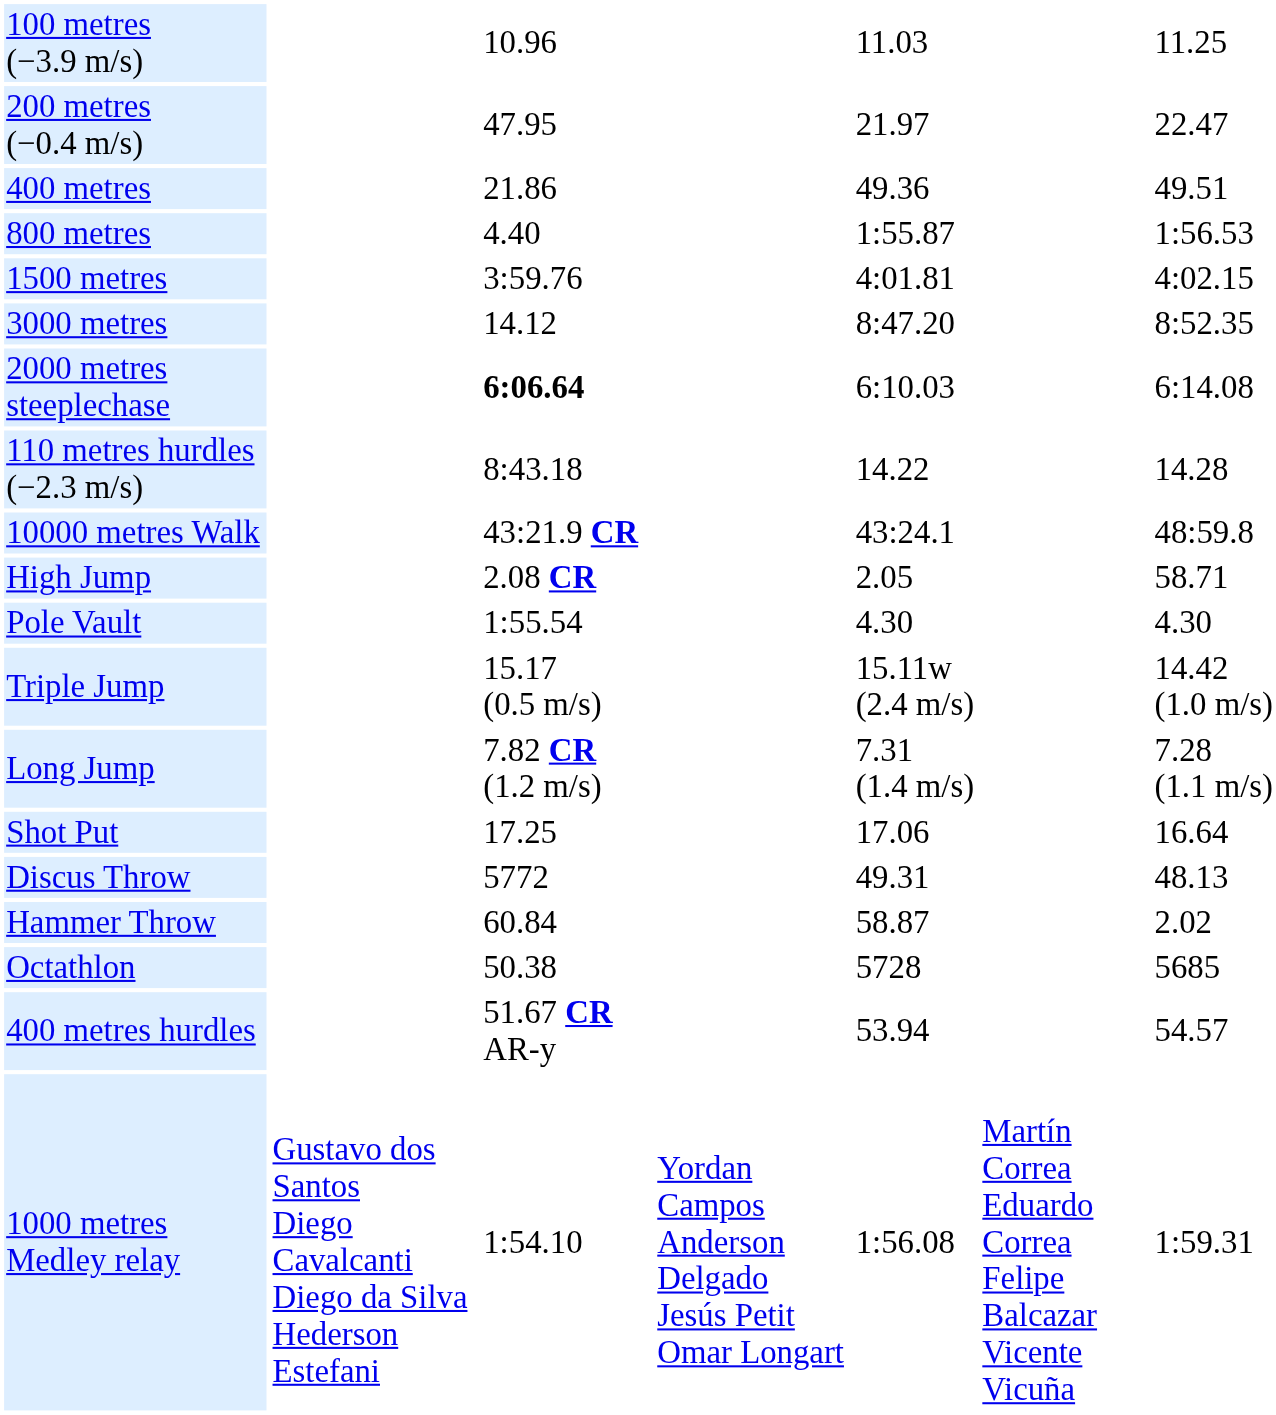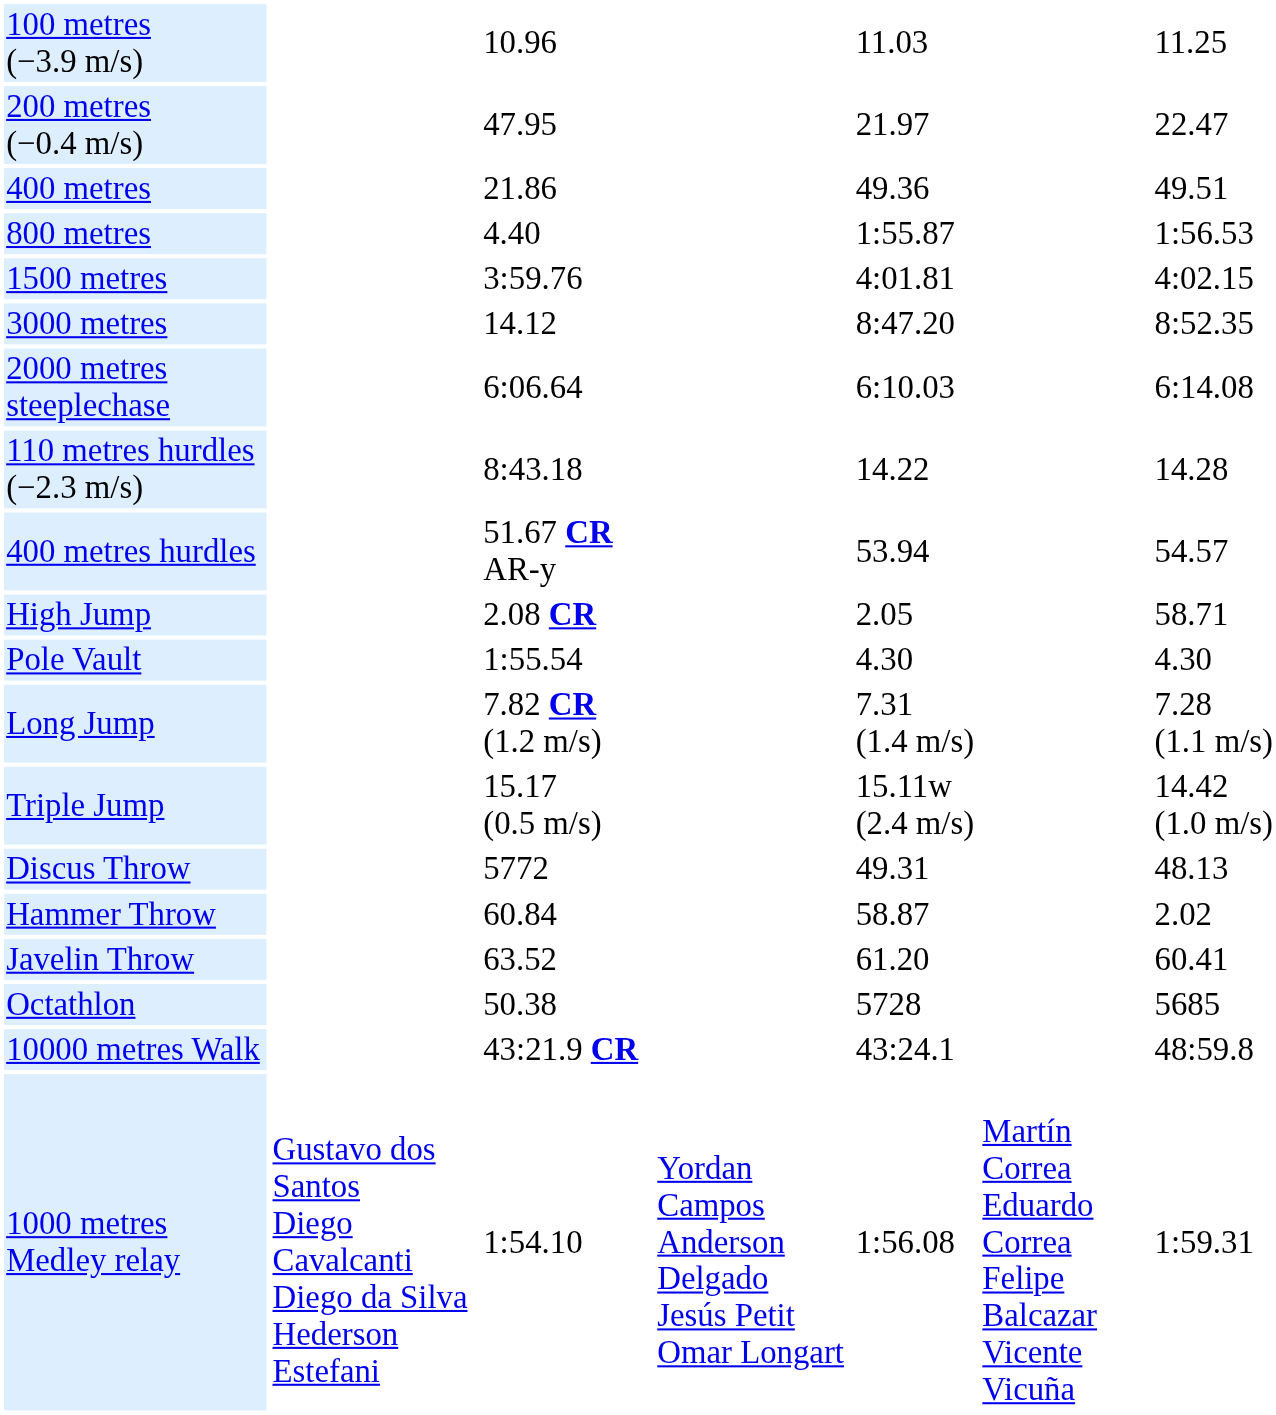(534, 386) bold -> (533, 386) normal
rows swapped: (131, 1030) <-> (133, 532)
rows swapped: (80, 768) <-> (85, 686)
- row: (62, 831)
+ row: (100, 958)
